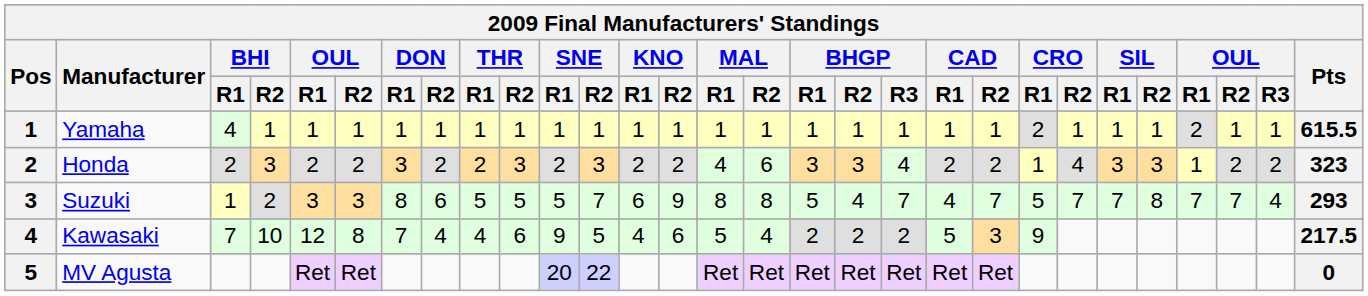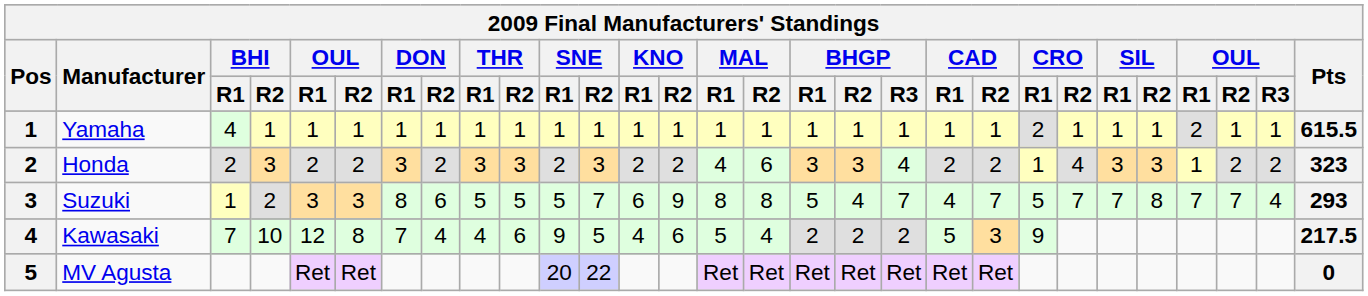(480, 165) 2 -> (480, 165) 3
